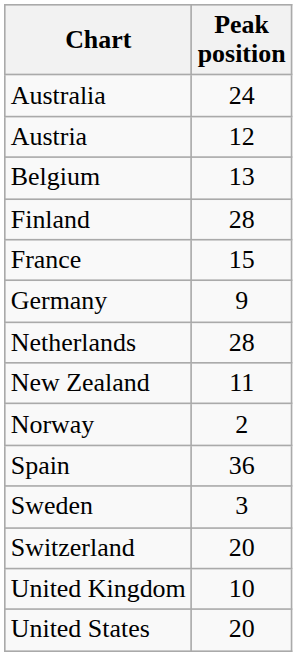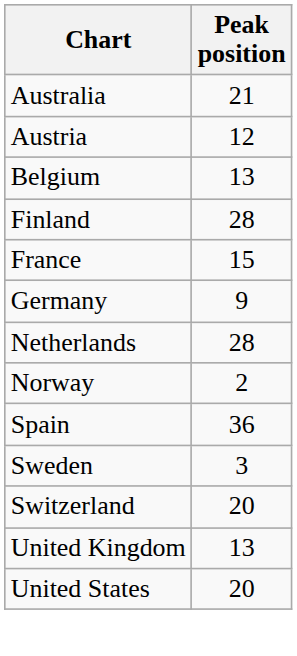(242, 95) 24 -> (242, 95) 21
- row: (80, 383)
(242, 588) 10 -> (242, 547) 13
